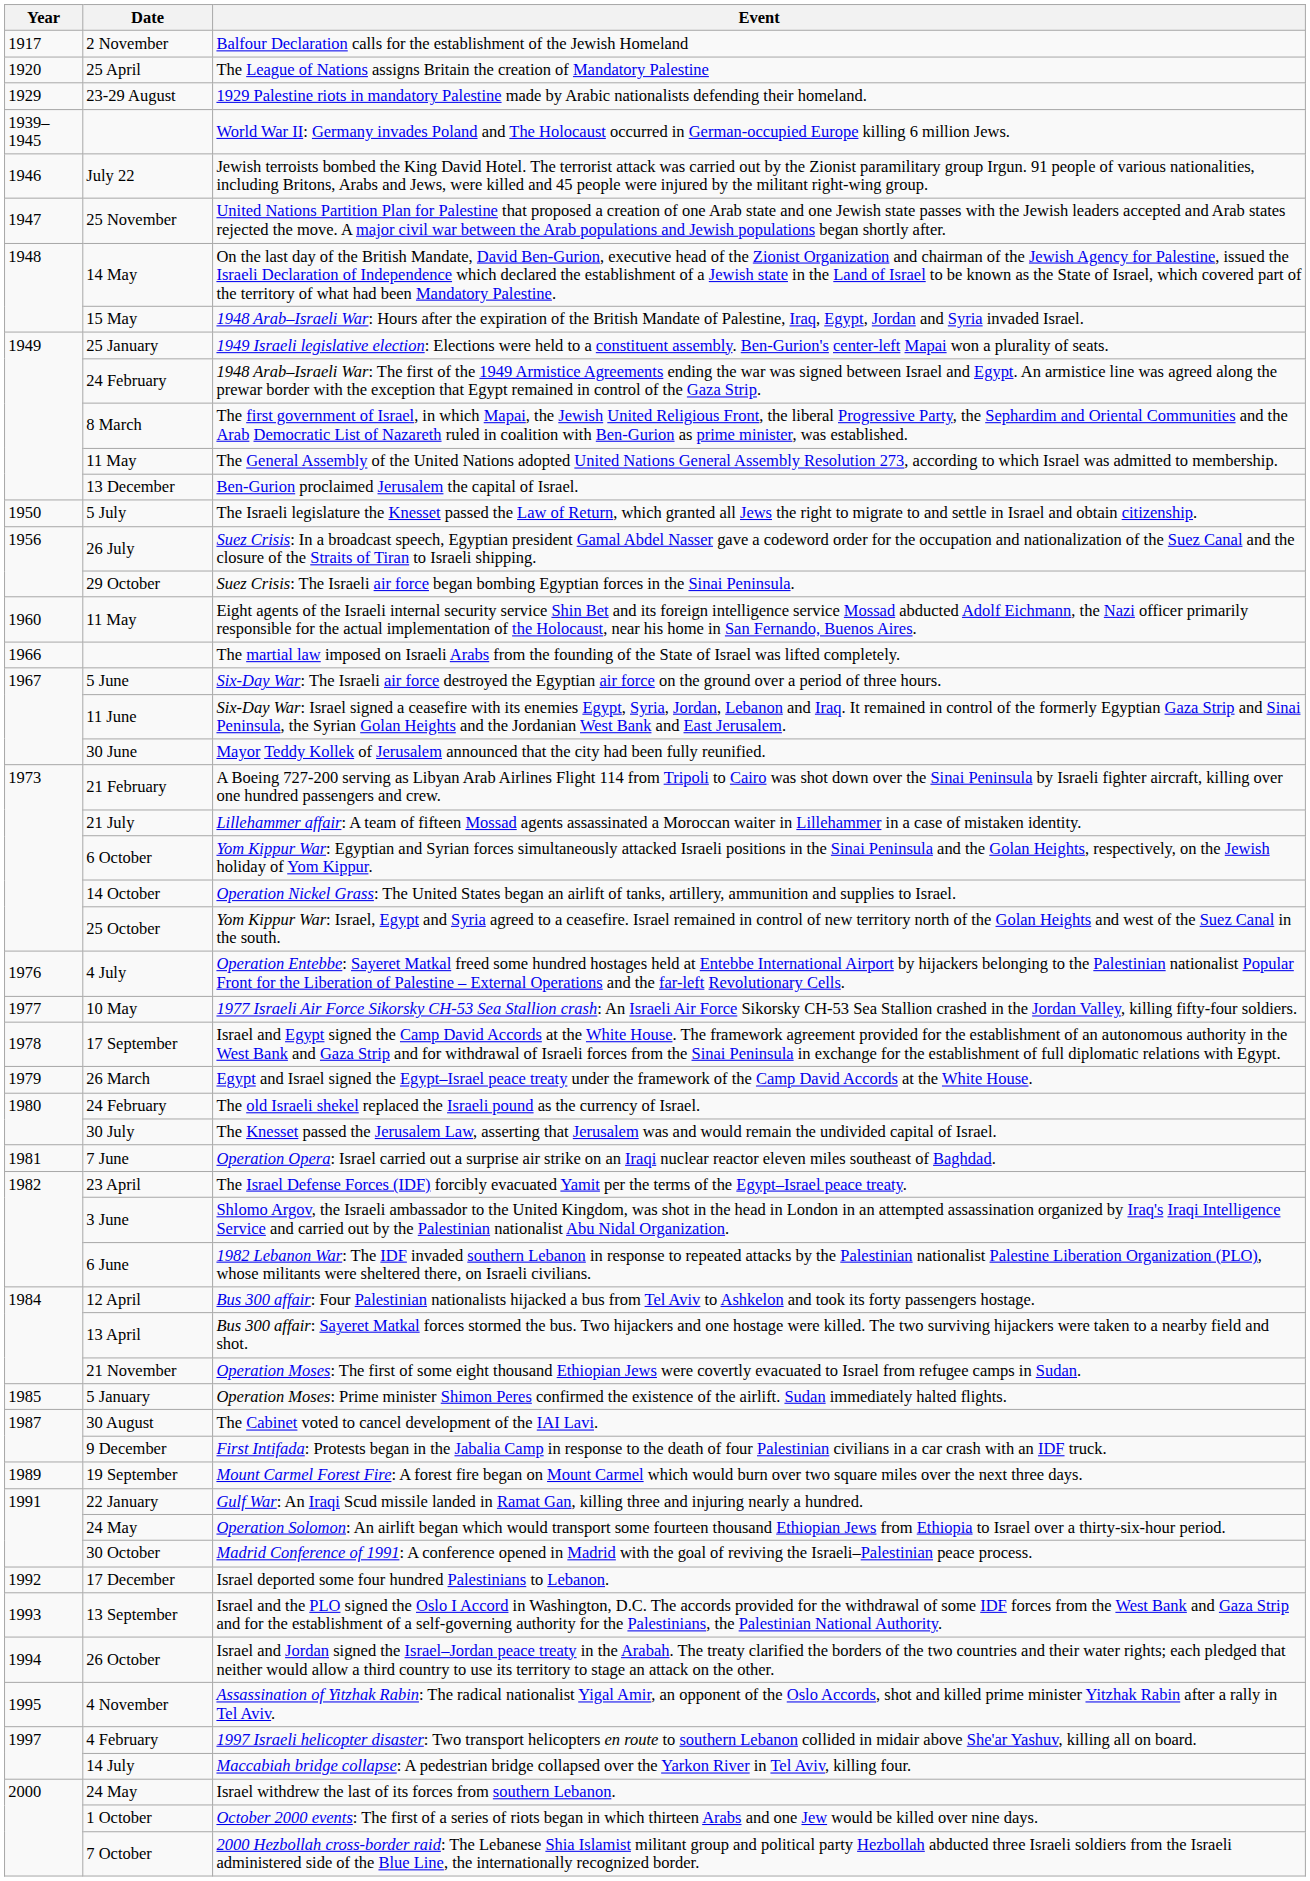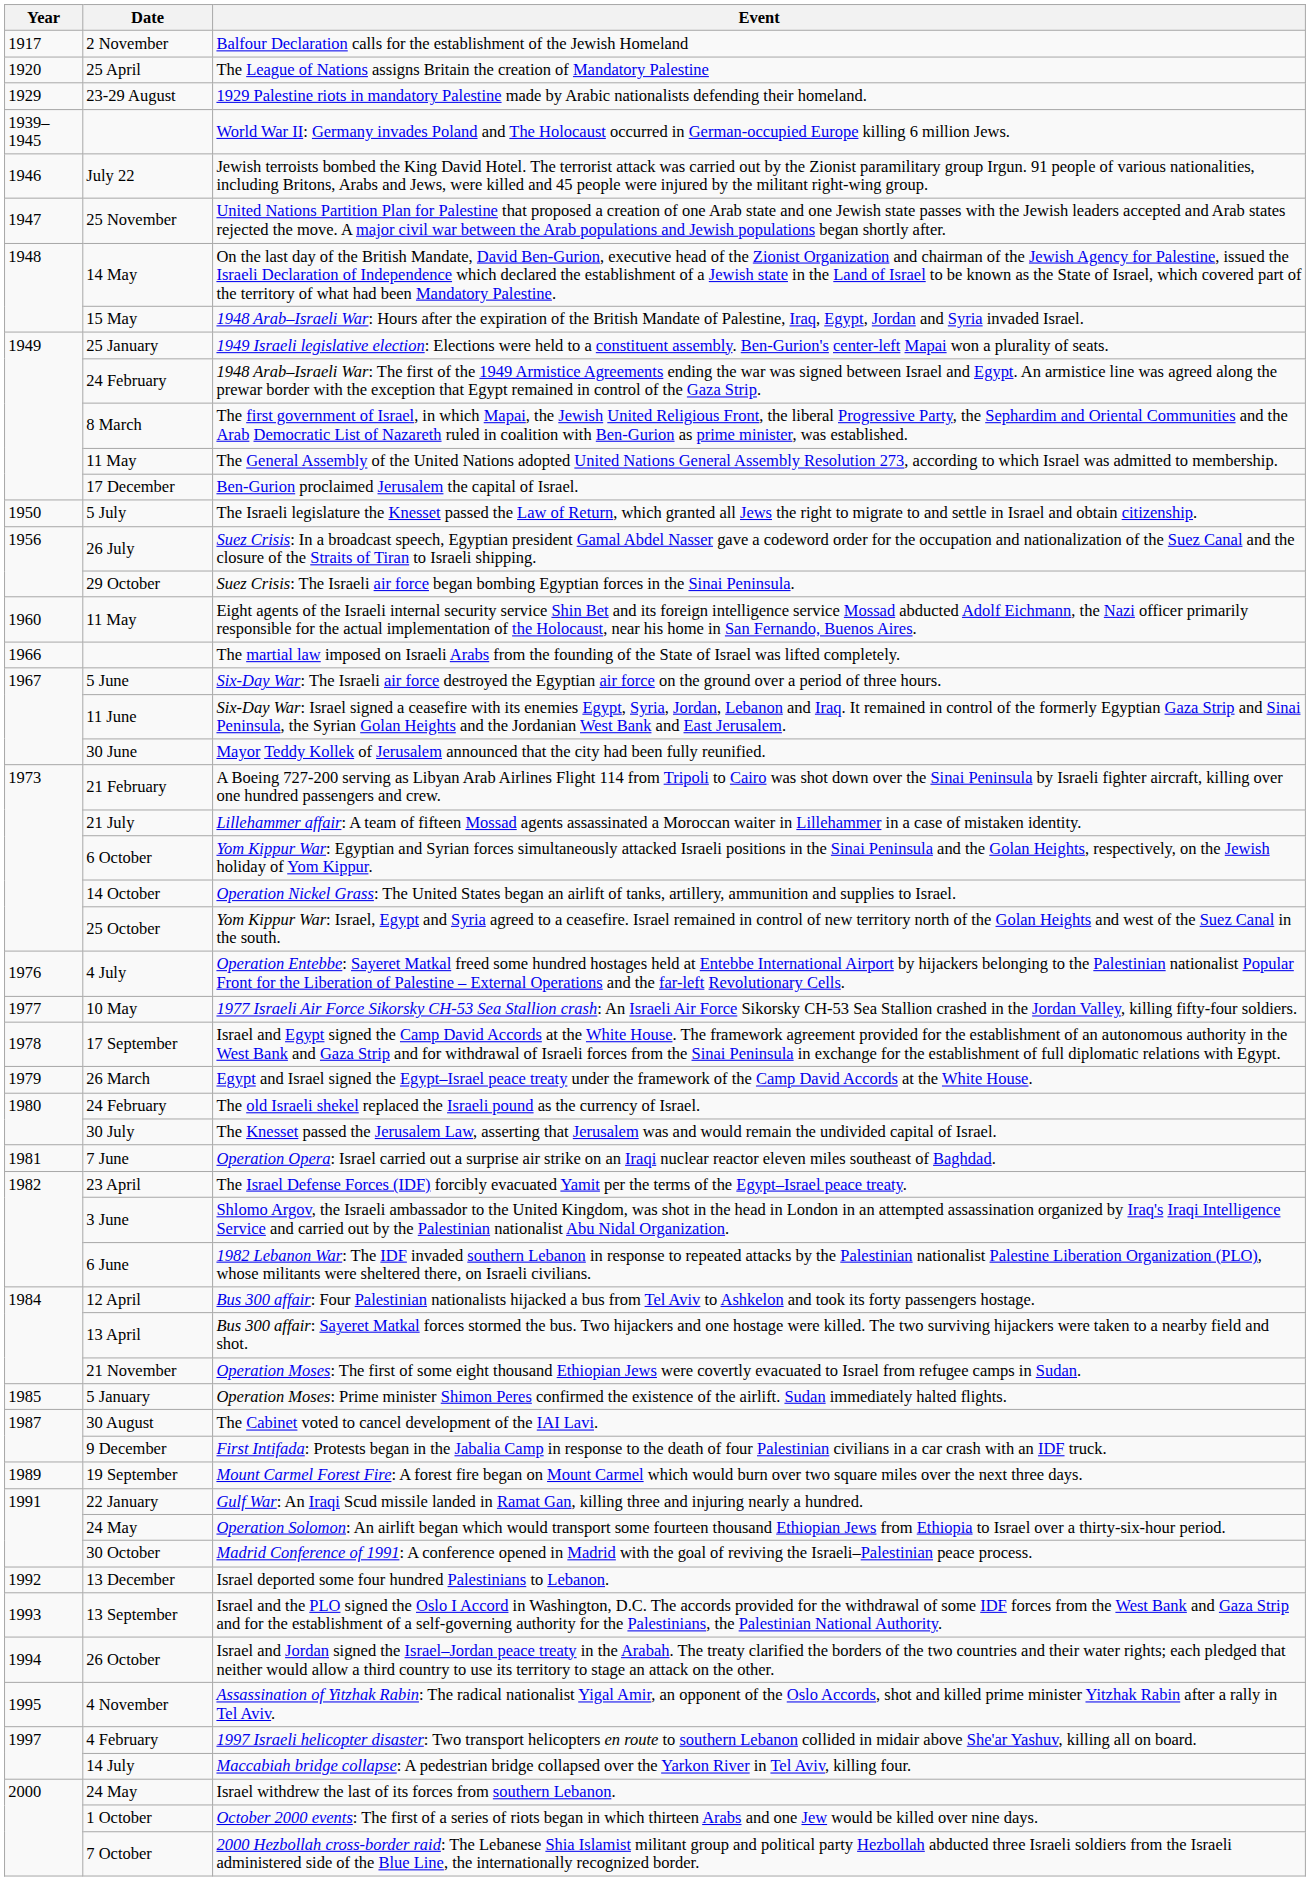(131, 487) 13 December -> (131, 487) 17 December
(131, 1579) 17 December -> (131, 1579) 13 December
